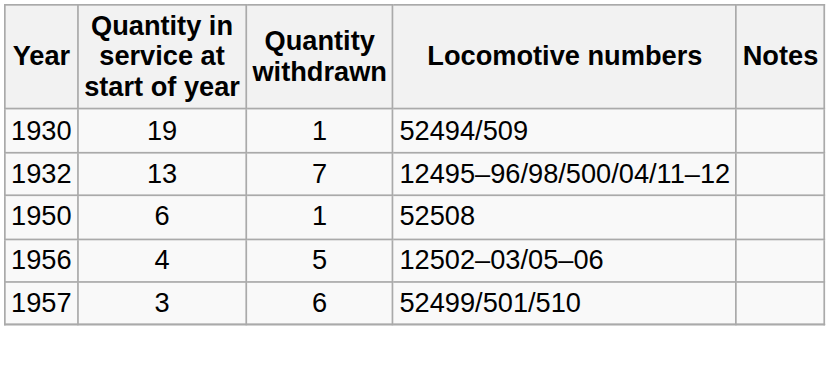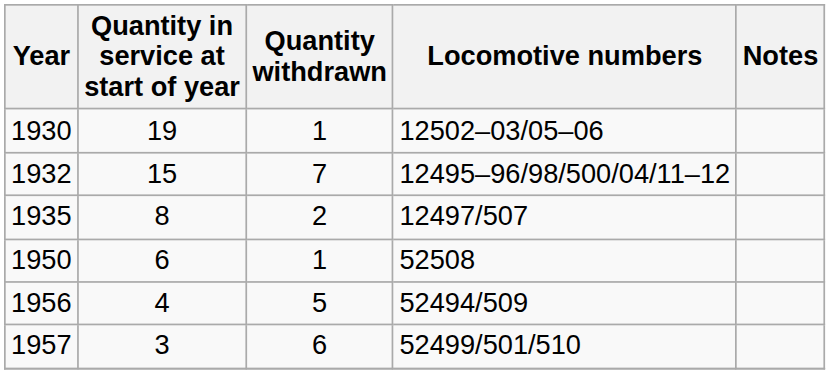(464, 130) 52494/509 -> (502, 130) 12502–03/05–06
(162, 173) 13 -> (162, 173) 15
+ row: (41, 216)
(502, 259) 12502–03/05–06 -> (464, 302) 52494/509
